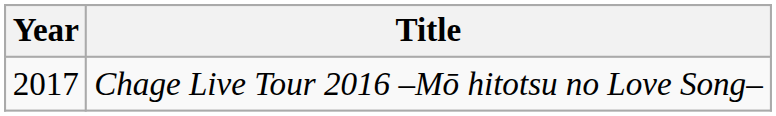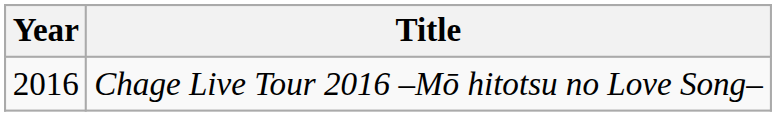(46, 83) 2017 -> (46, 83) 2016
